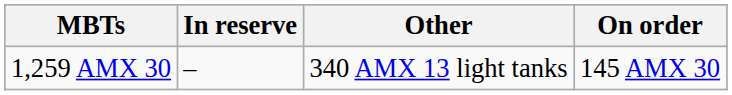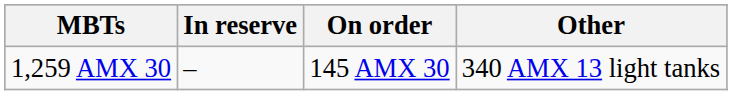columns swapped: (650, 25) <-> (439, 25)
